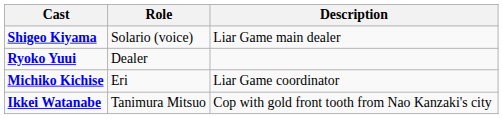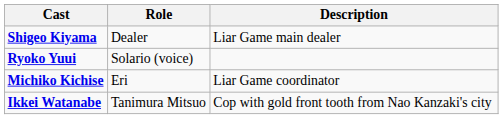(152, 37) Solario (voice) -> (129, 37) Dealer
(129, 59) Dealer -> (152, 59) Solario (voice)
